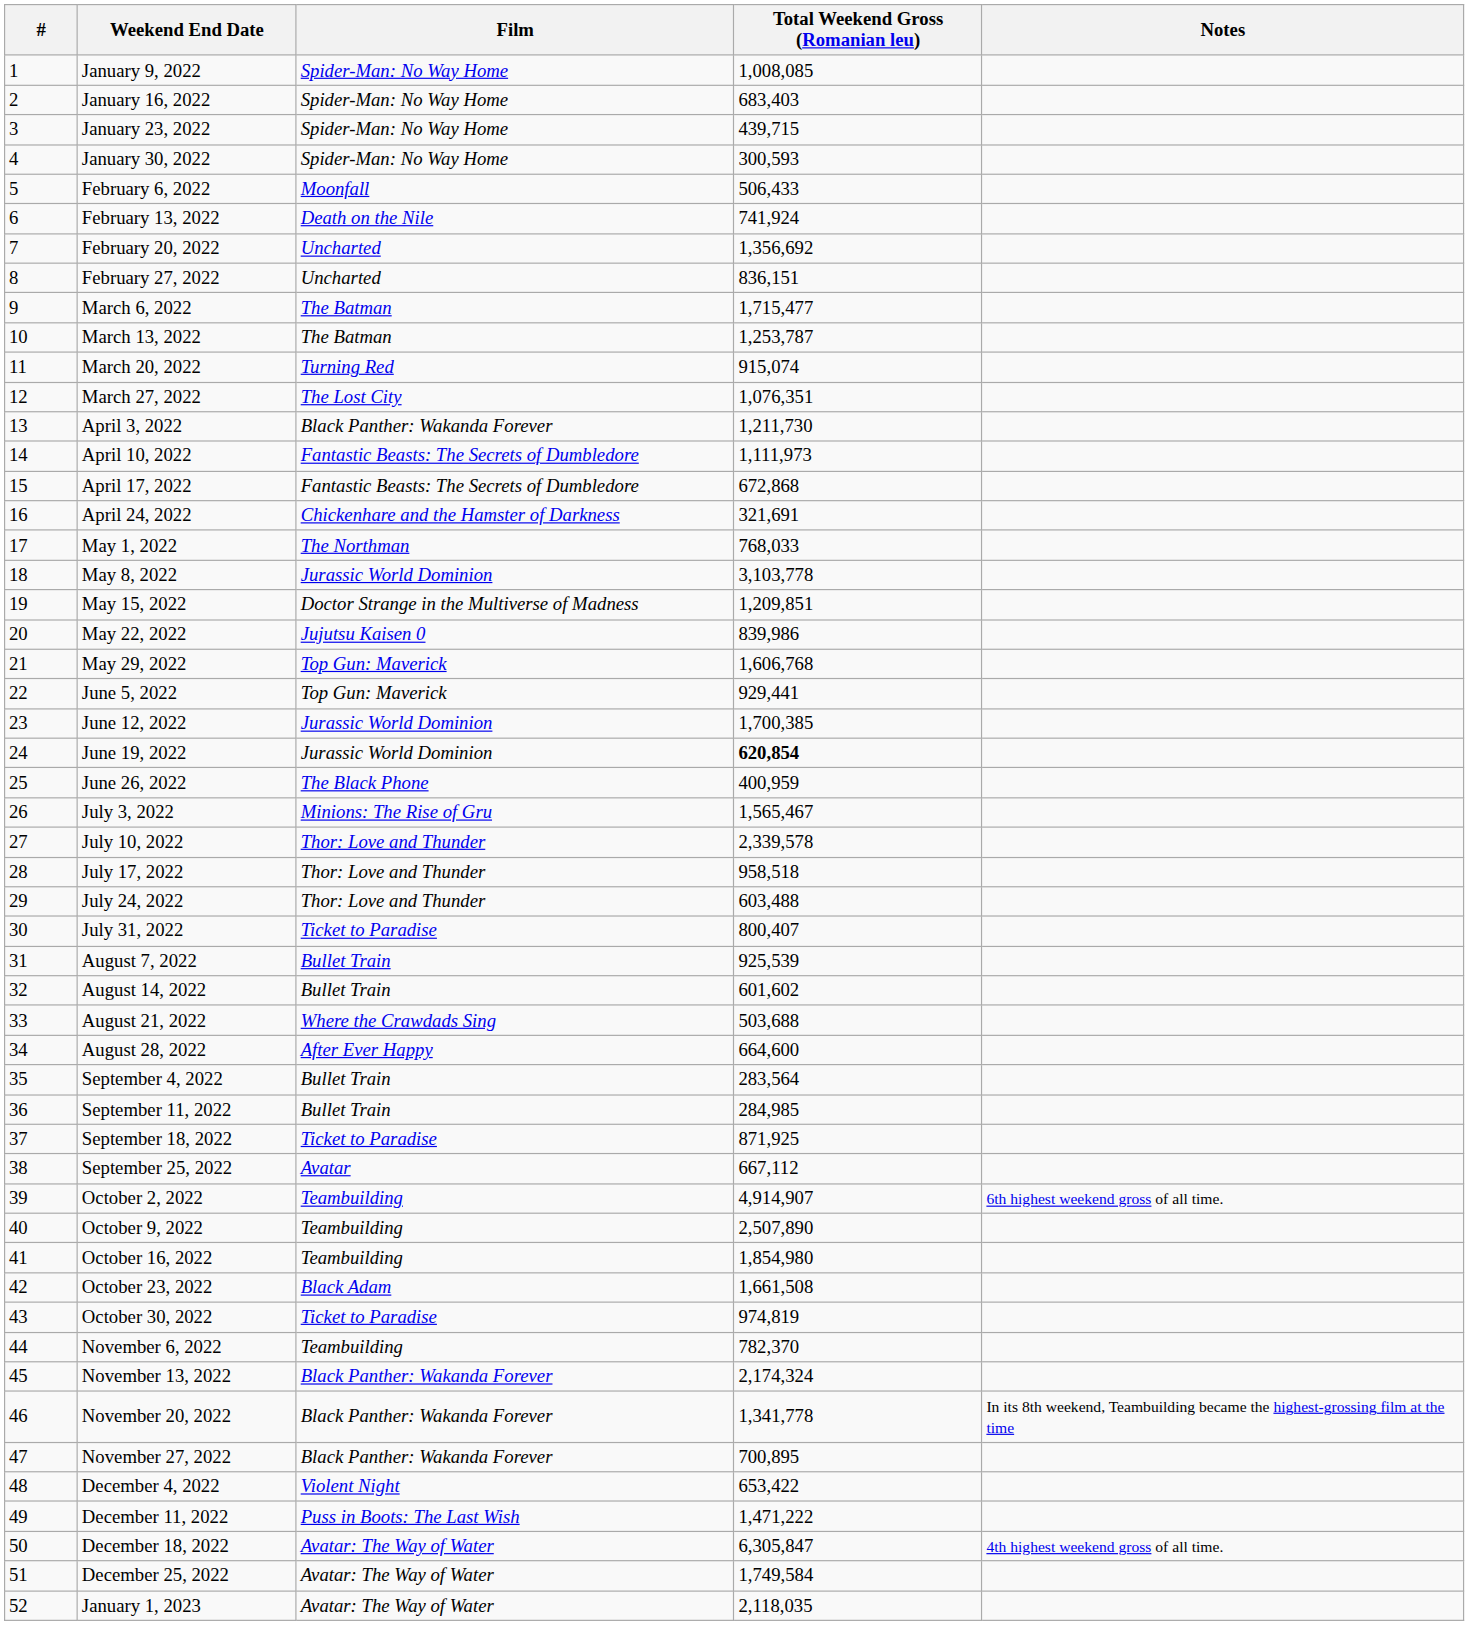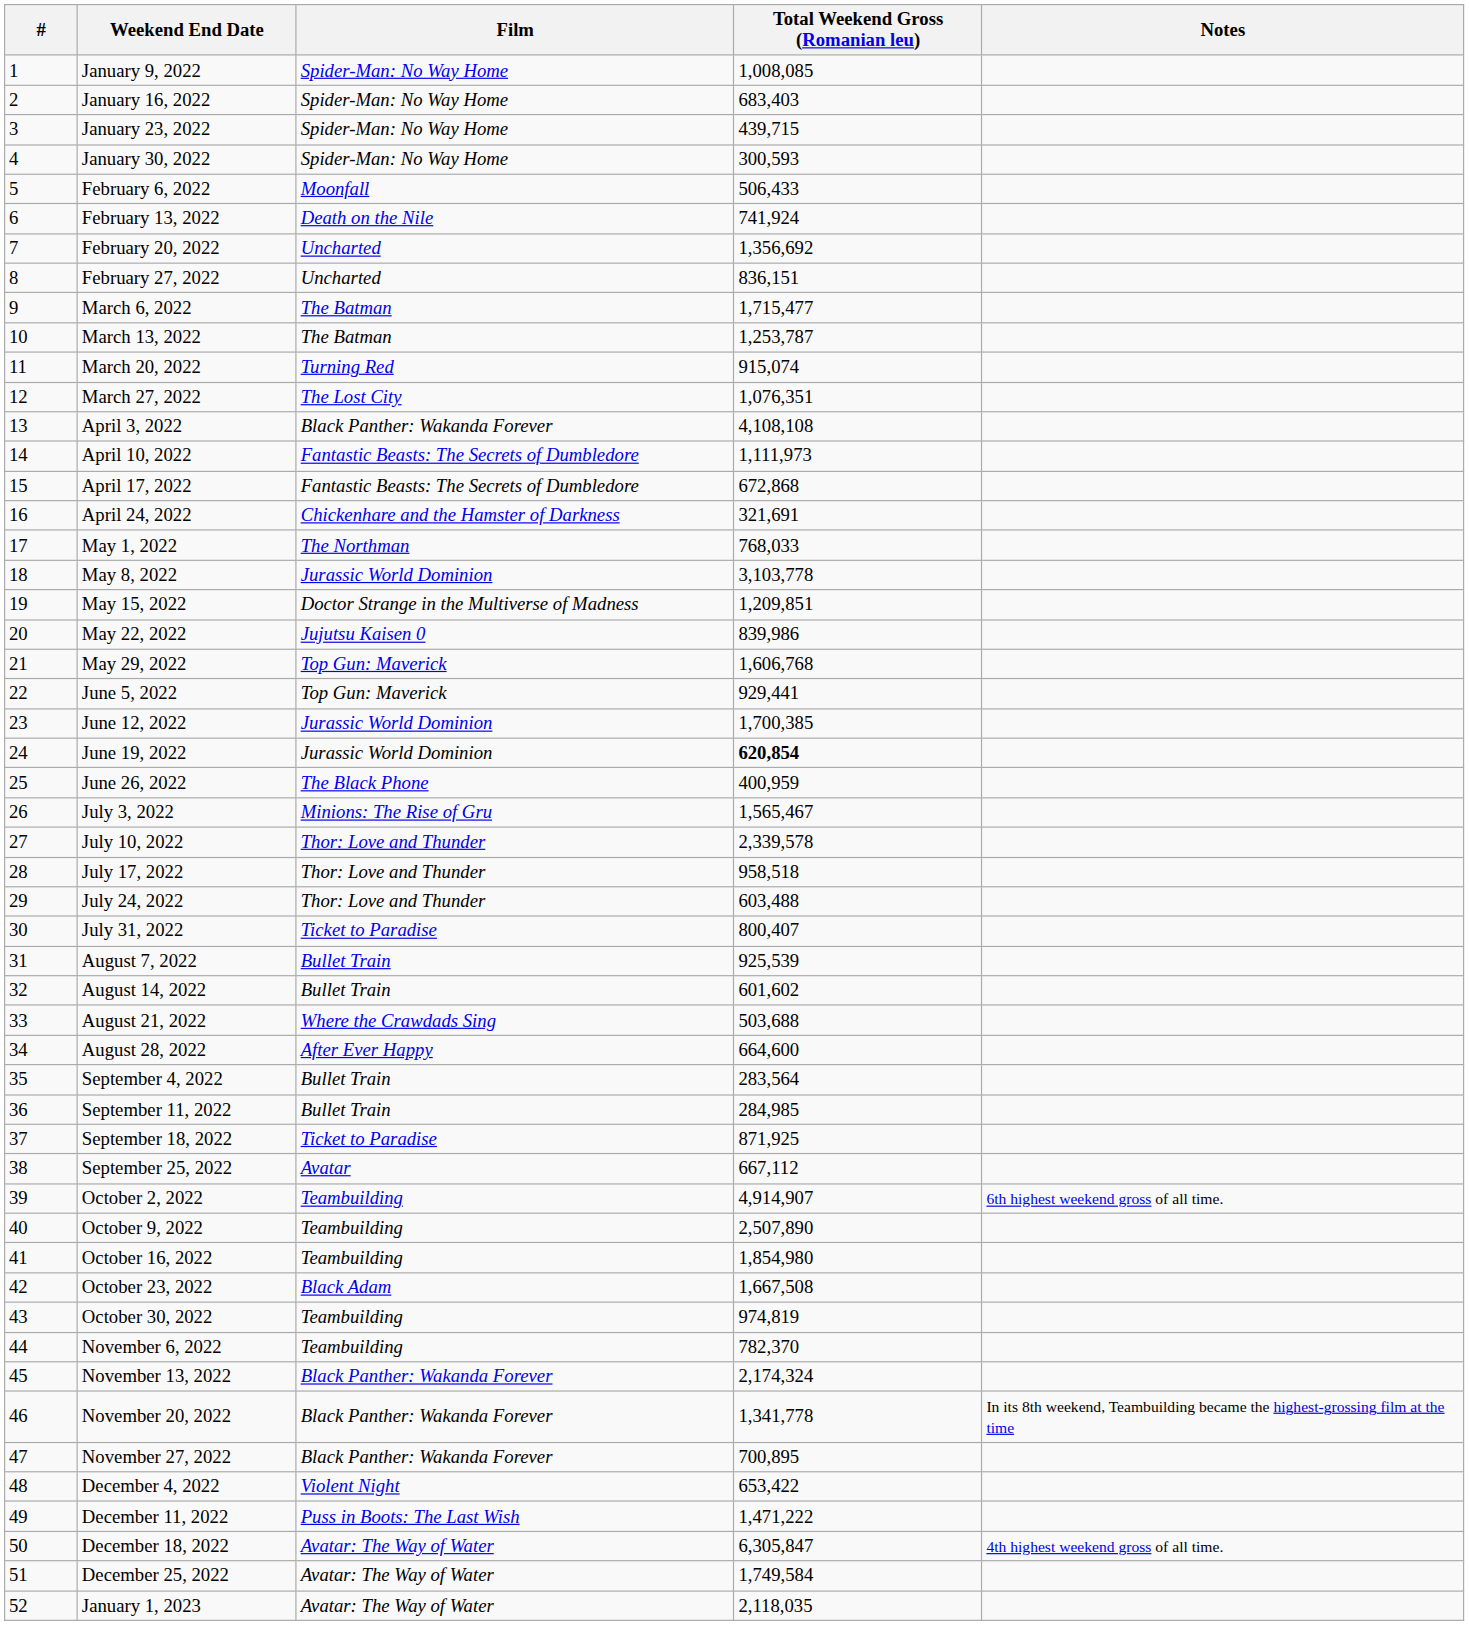(775, 426) 1,211,730 -> (776, 426) 4,108,108
(776, 1287) 1,661,508 -> (776, 1287) 1,667,508
(369, 1317) Ticket to Paradise -> (352, 1317) Teambuilding
